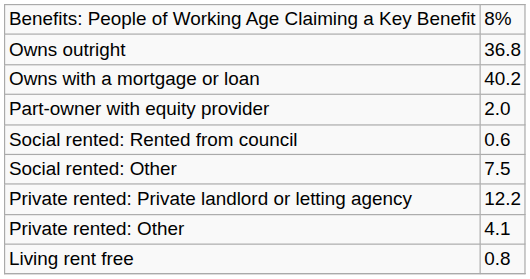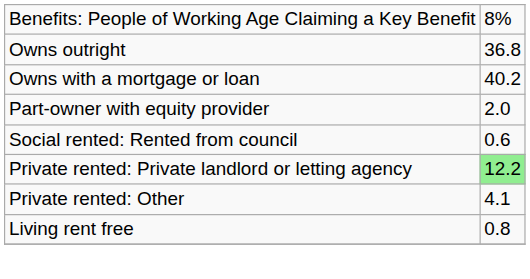- row: (93, 169)
(503, 199) no background -> (503, 169) lightgreen background
